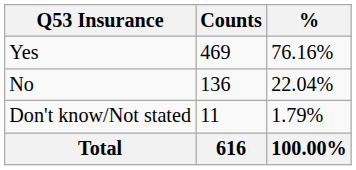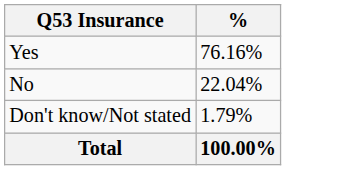- column: (231, 20)
